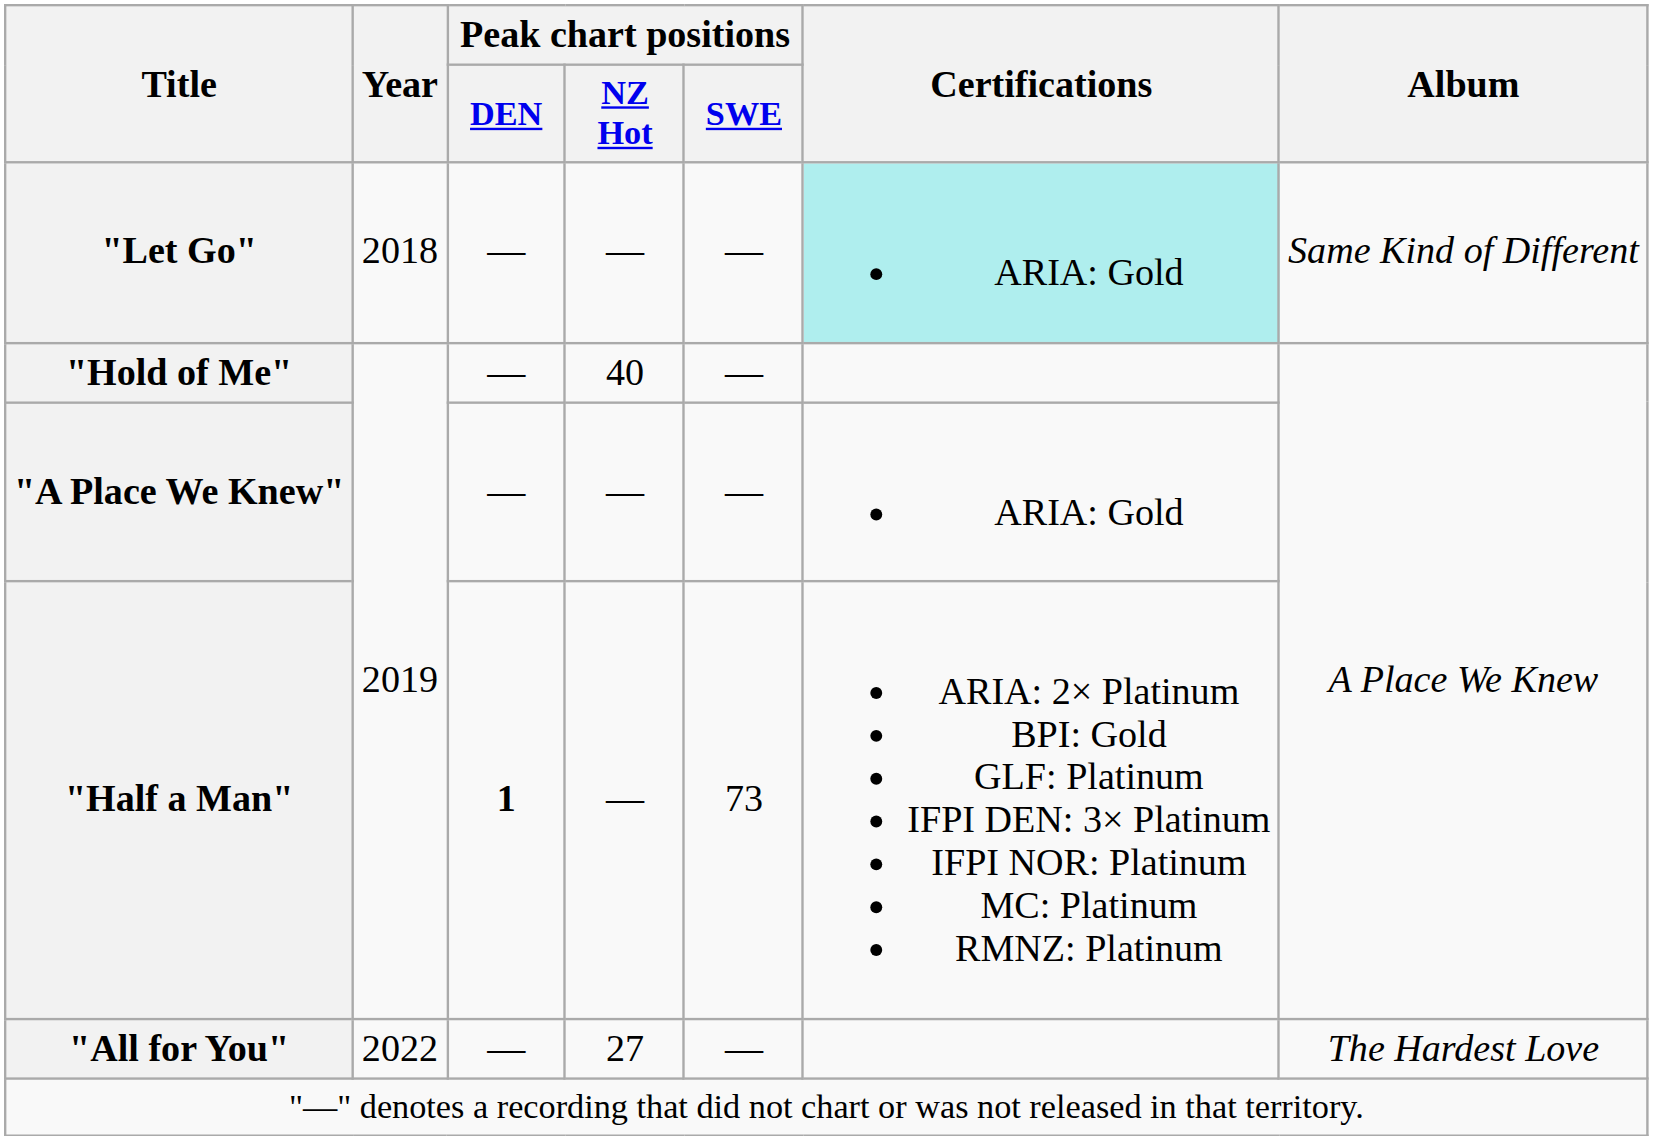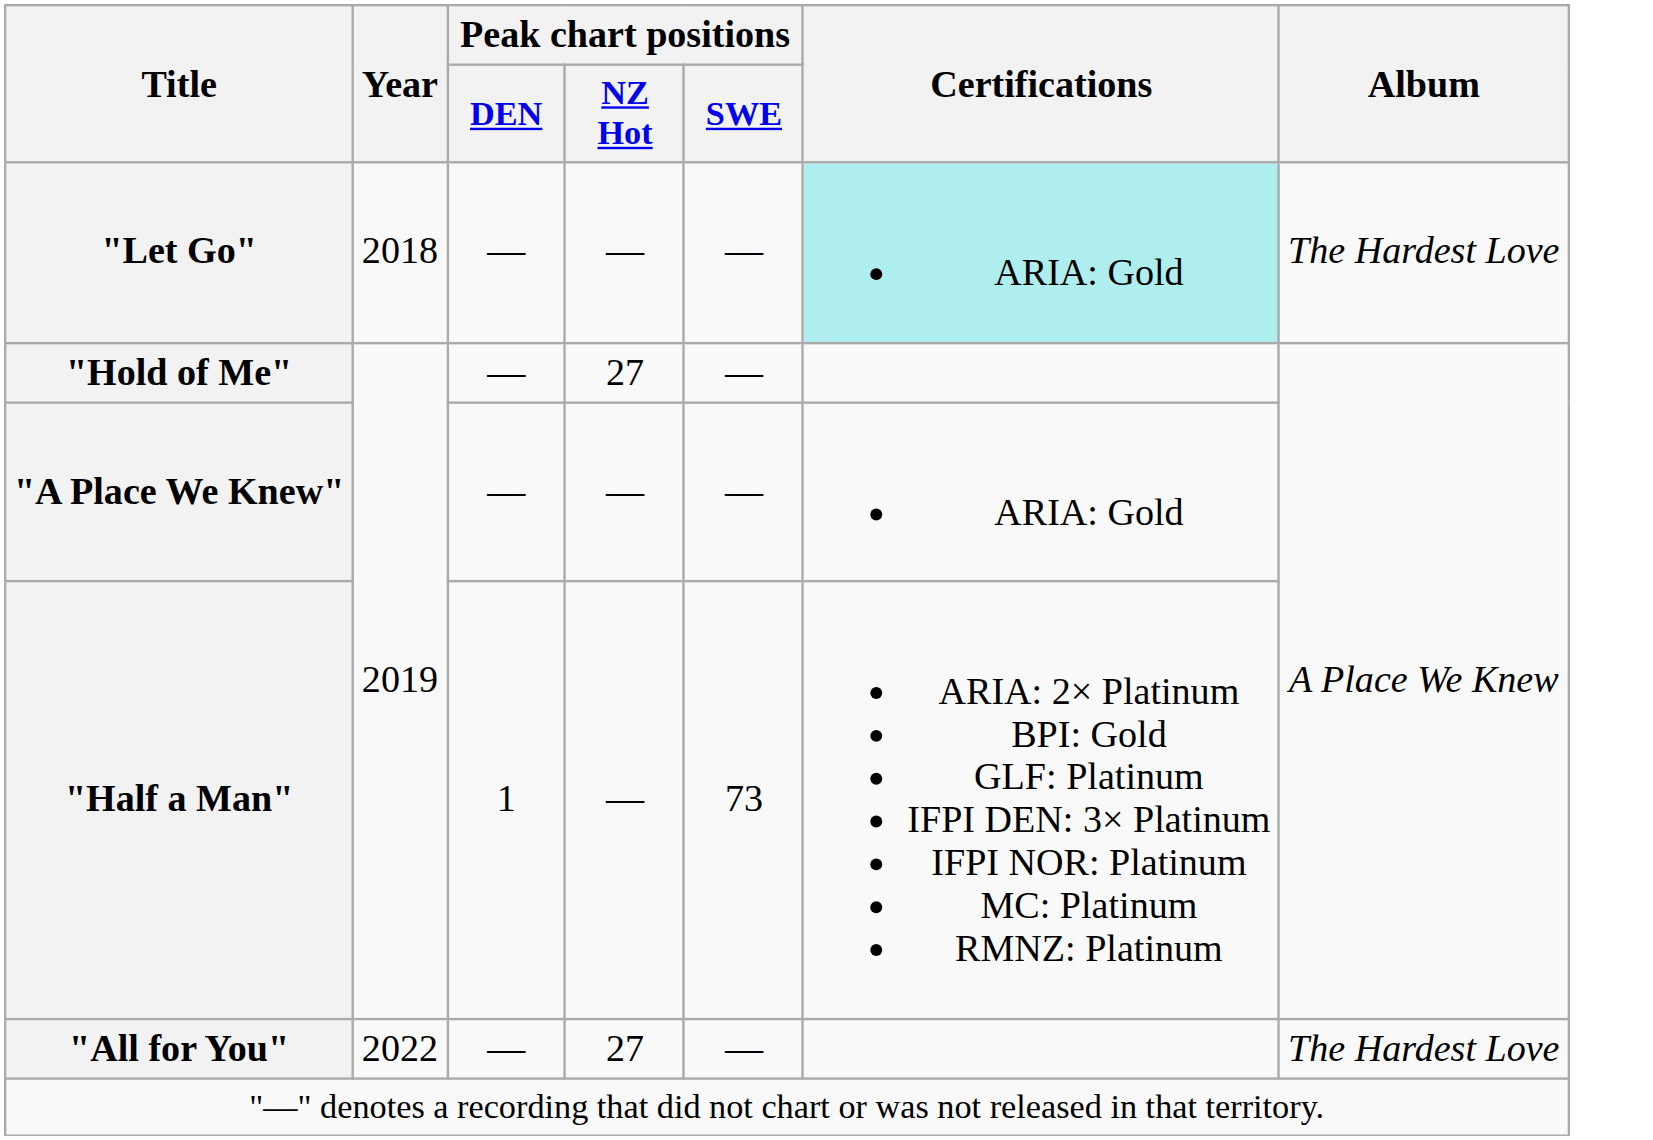(1463, 251) Same Kind of Different -> (1424, 251) The Hardest Love
(625, 371) 40 -> (625, 371) 27
(506, 799) bold -> (506, 799) normal
